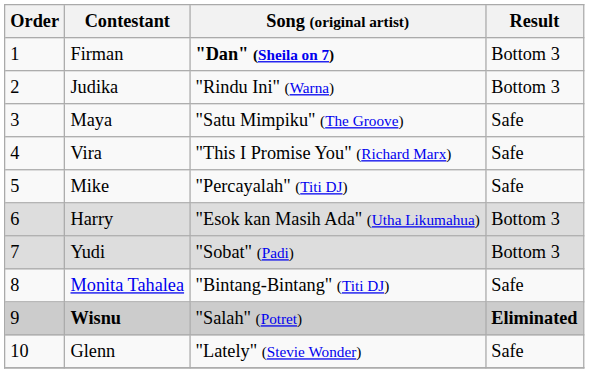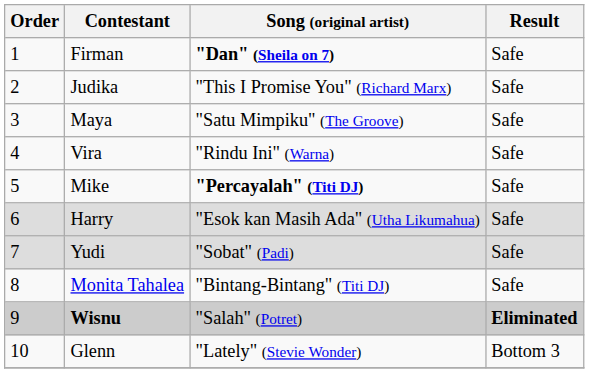(526, 54) Bottom 3 -> (507, 54) Safe
(265, 87) "Rindu Ini" (Warna) -> (323, 87) "This I Promise You" (Richard Marx)
(526, 87) Bottom 3 -> (507, 87) Safe
(323, 153) "This I Promise You" (Richard Marx) -> (265, 153) "Rindu Ini" (Warna)
(272, 186) normal -> (279, 186) bold
(526, 219) Bottom 3 -> (507, 219) Safe
(526, 252) Bottom 3 -> (507, 252) Safe
(507, 351) Safe -> (526, 351) Bottom 3
